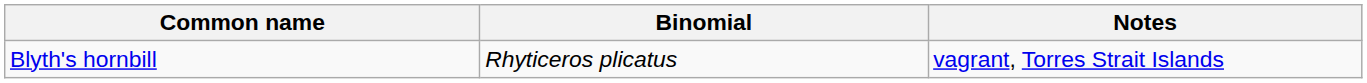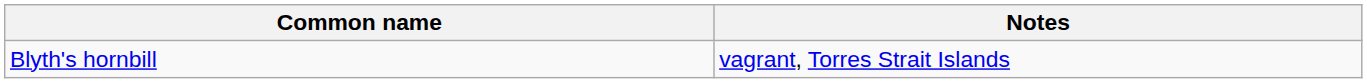- column: (704, 22)
